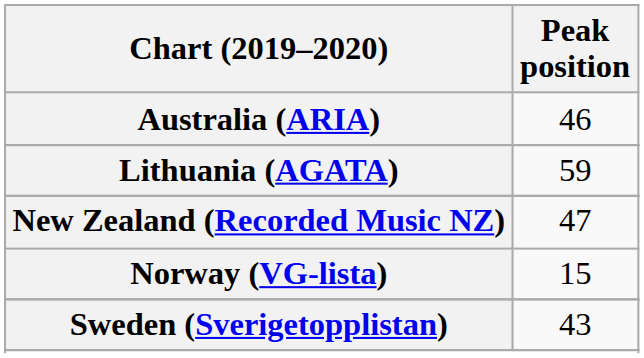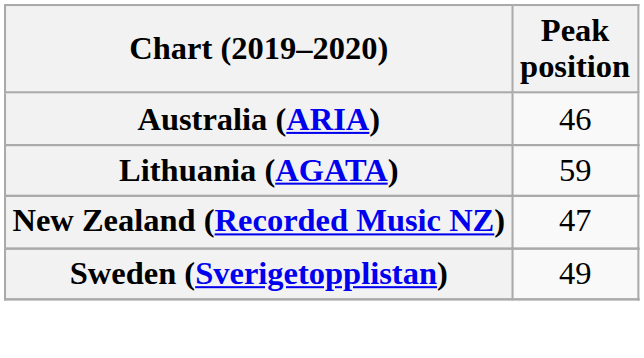- row: (259, 272)
(575, 324) 43 -> (575, 272) 49
